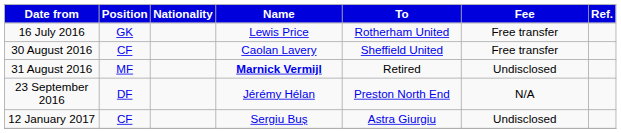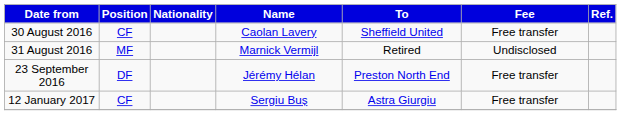- row: (52, 32)
(279, 69) bold -> (279, 51) normal
(525, 94) N/A -> (525, 76) Free transfer
(525, 119) Undisclosed -> (525, 101) Free transfer
